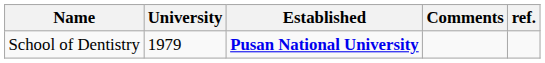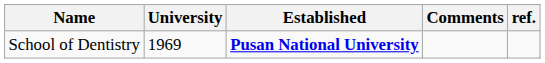(165, 44) 1979 -> (165, 44) 1969
